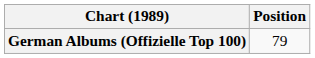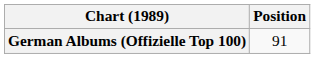(280, 41) 79 -> (280, 41) 91
